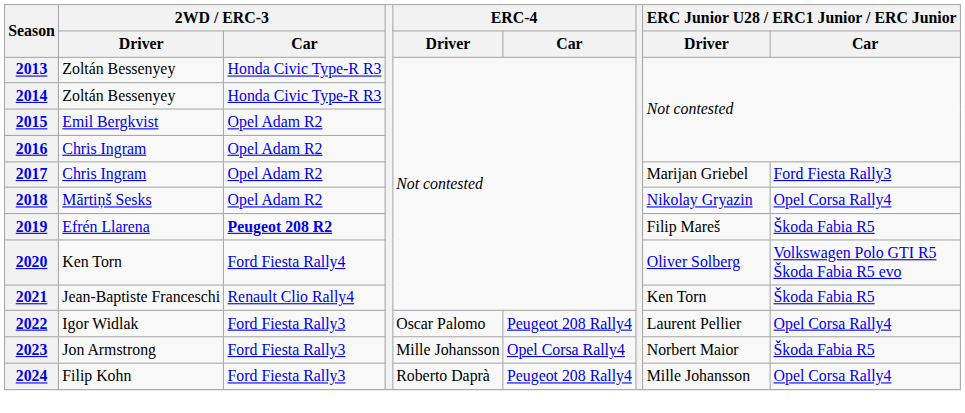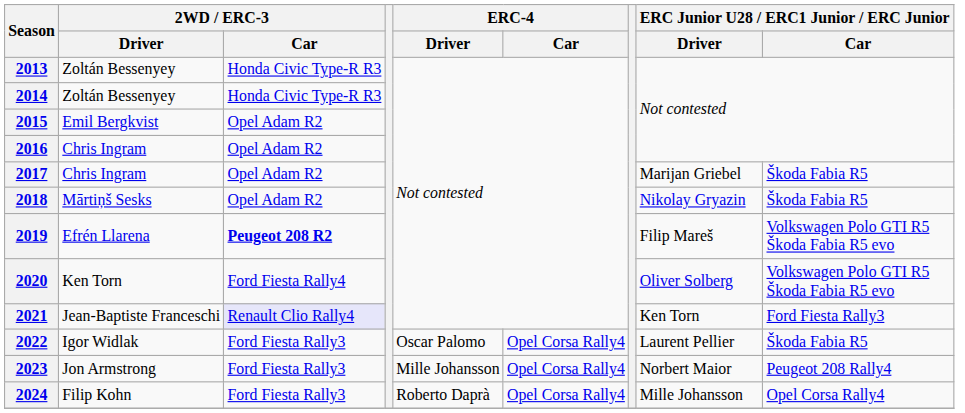(832, 174) Ford Fiesta Rally3 -> (817, 174) Škoda Fabia R5
(832, 200) Opel Corsa Rally4 -> (817, 200) Škoda Fabia R5
(824, 226) Škoda Fabia R5 -> (848, 236) Volkswagen Polo GTI R5 Škoda Fabia R5 evo
(291, 297) no background -> (291, 316) lavender background
(824, 297) Škoda Fabia R5 -> (825, 316) Ford Fiesta Rally3
(569, 324) Peugeot 208 Rally4 -> (566, 342) Opel Corsa Rally4
(832, 324) Opel Corsa Rally4 -> (817, 342) Škoda Fabia R5
(824, 350) Škoda Fabia R5 -> (829, 368) Peugeot 208 Rally4
(569, 376) Peugeot 208 Rally4 -> (566, 394) Opel Corsa Rally4
